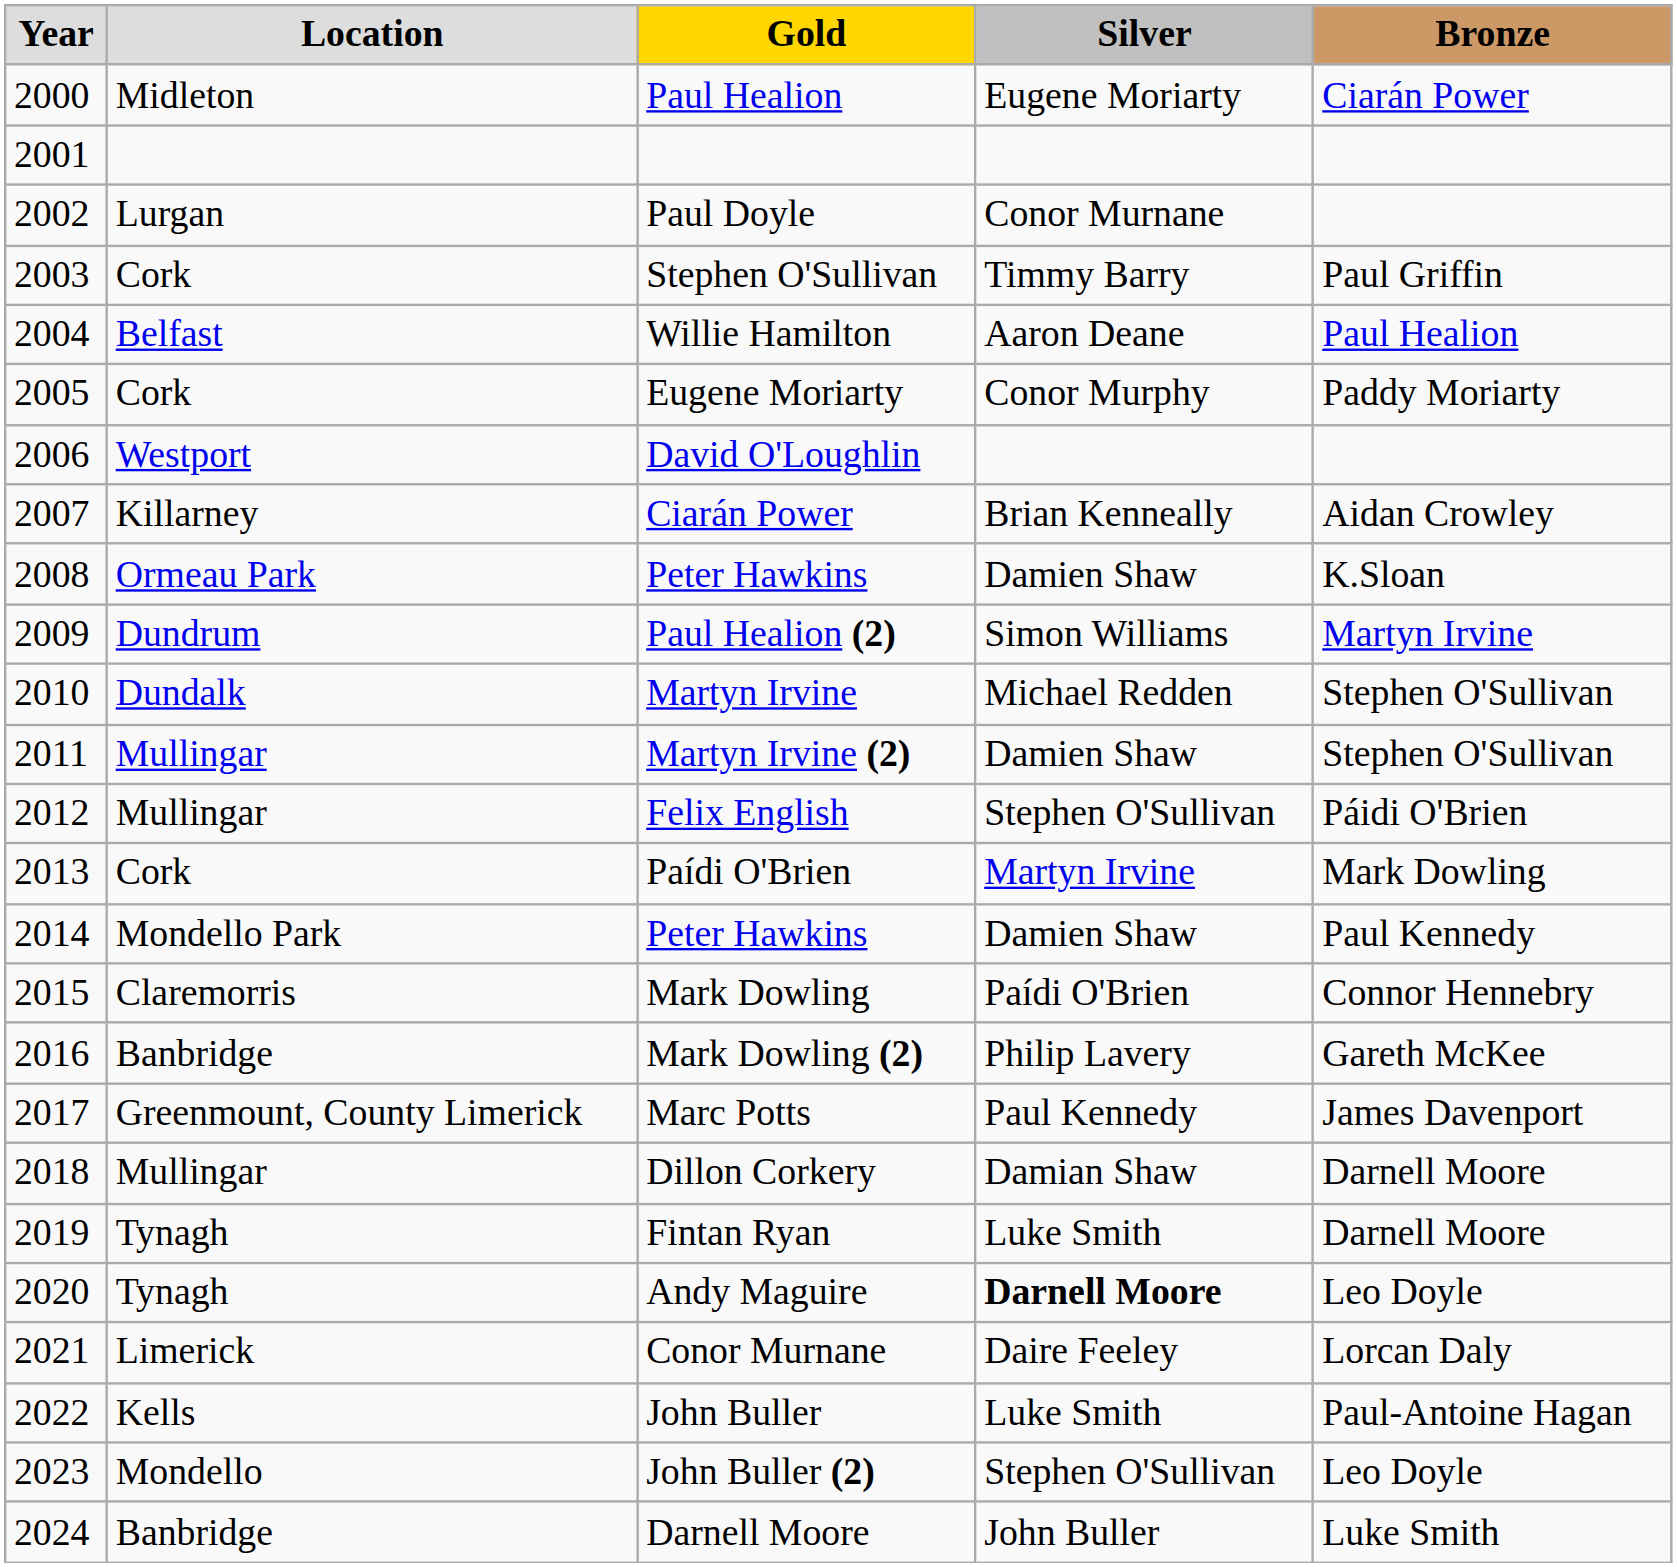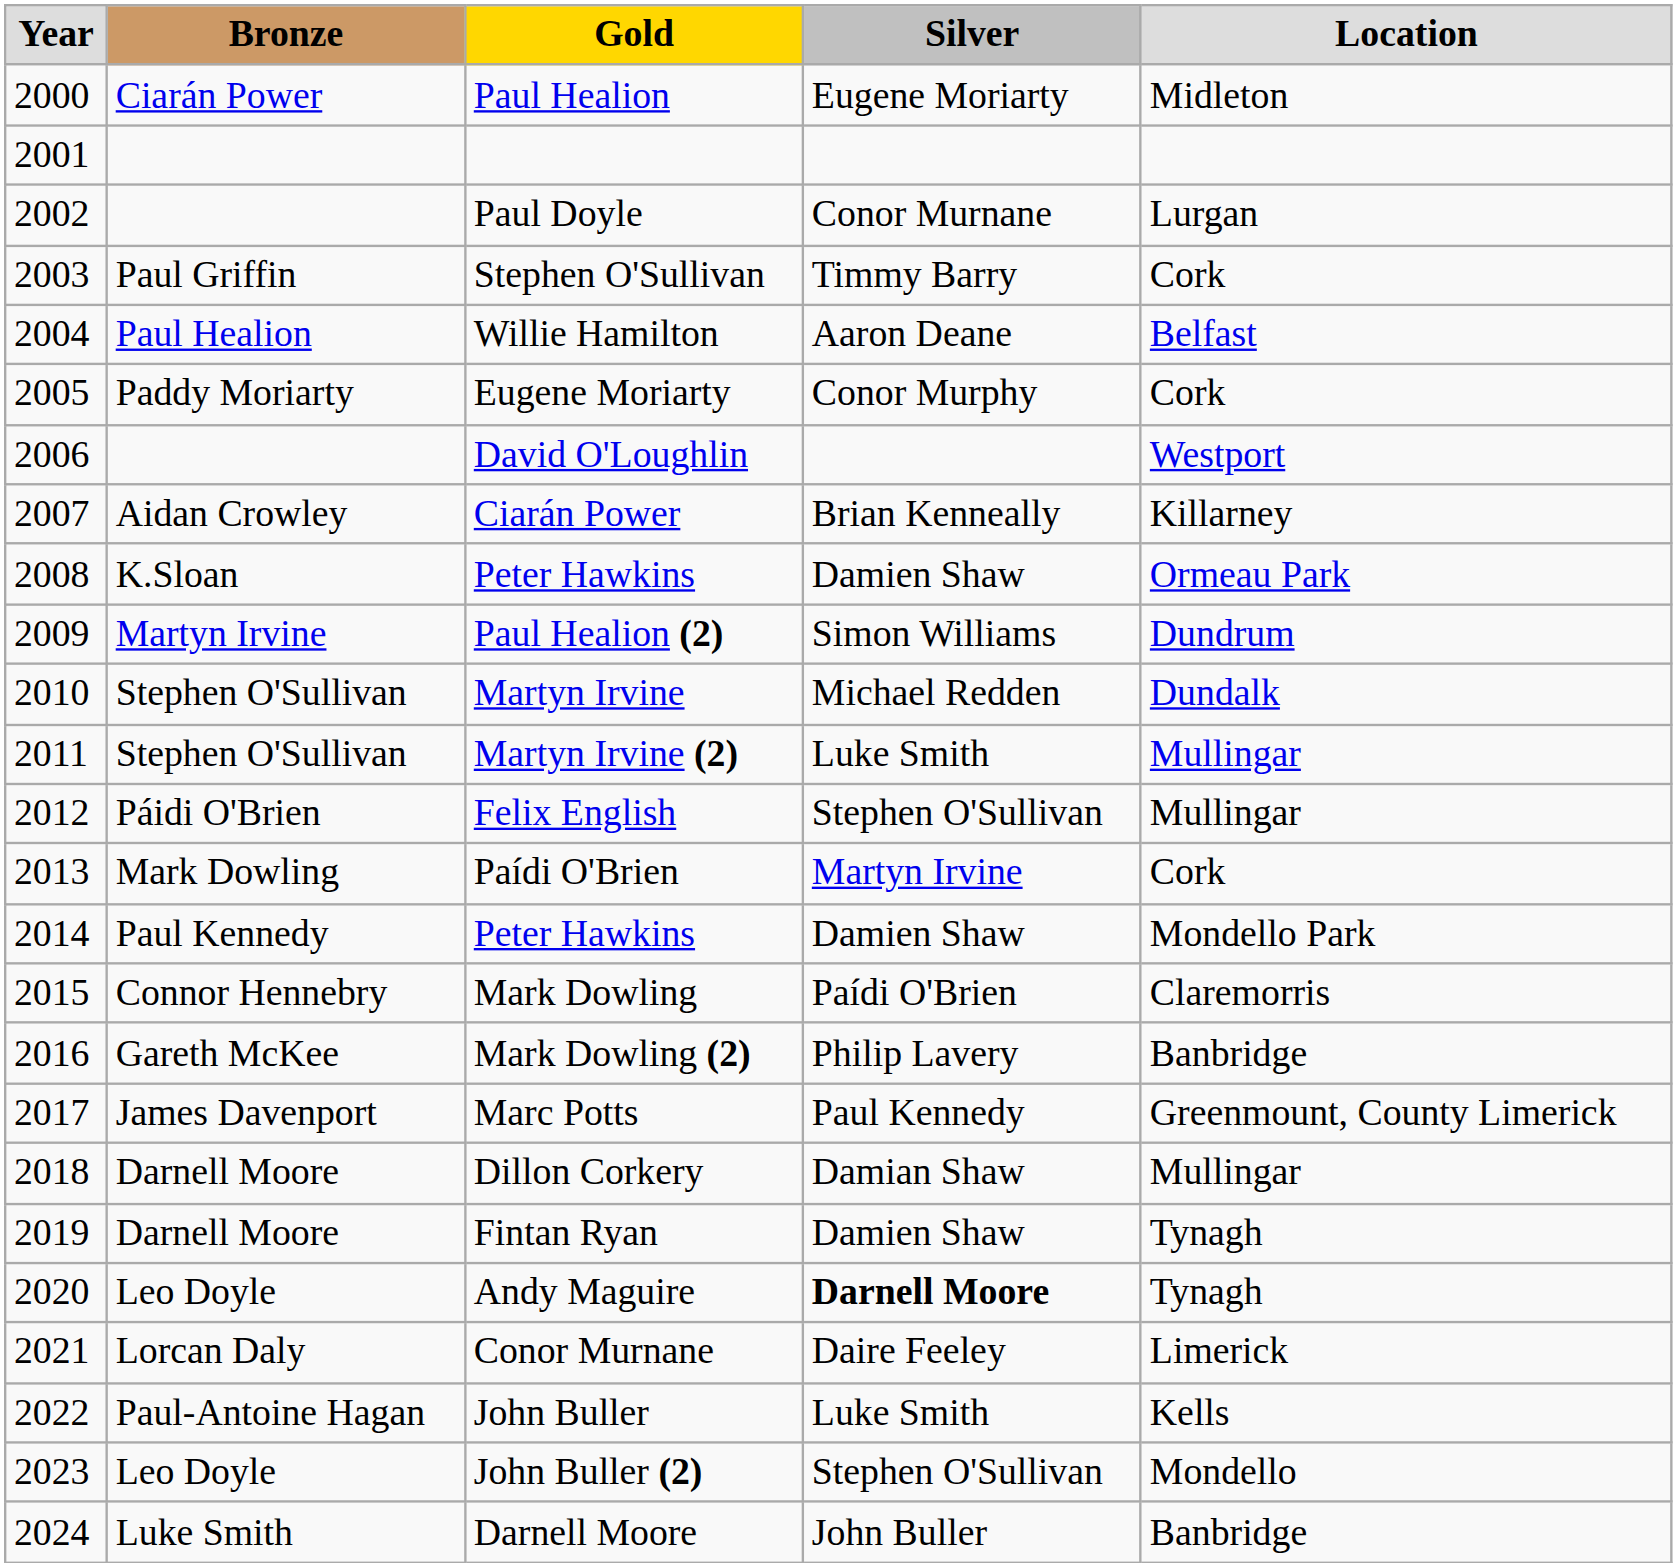columns swapped: (372, 34) <-> (1493, 34)
(1091, 753) Damien Shaw -> (900, 753) Luke Smith
(1073, 1232) Luke Smith -> (918, 1232) Damien Shaw
